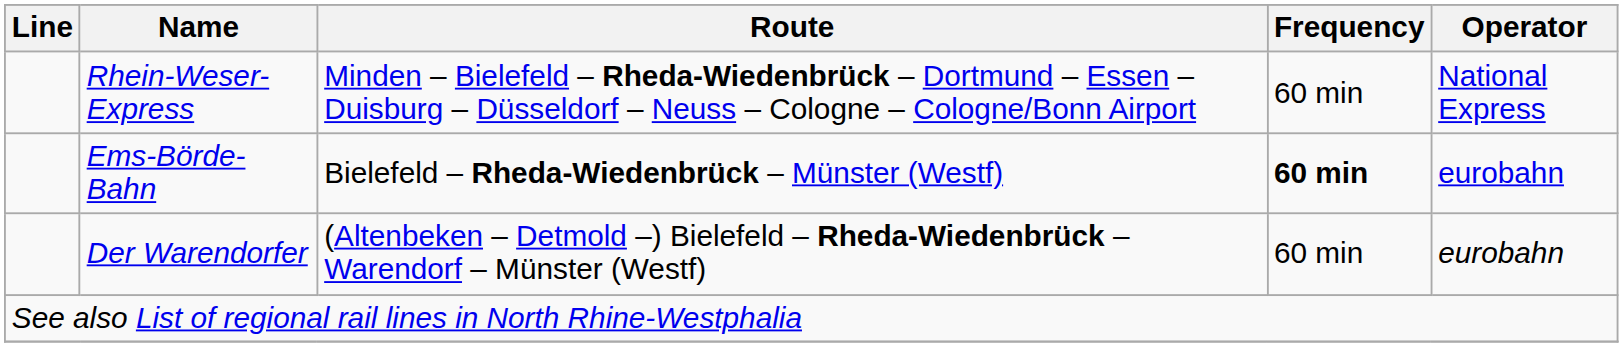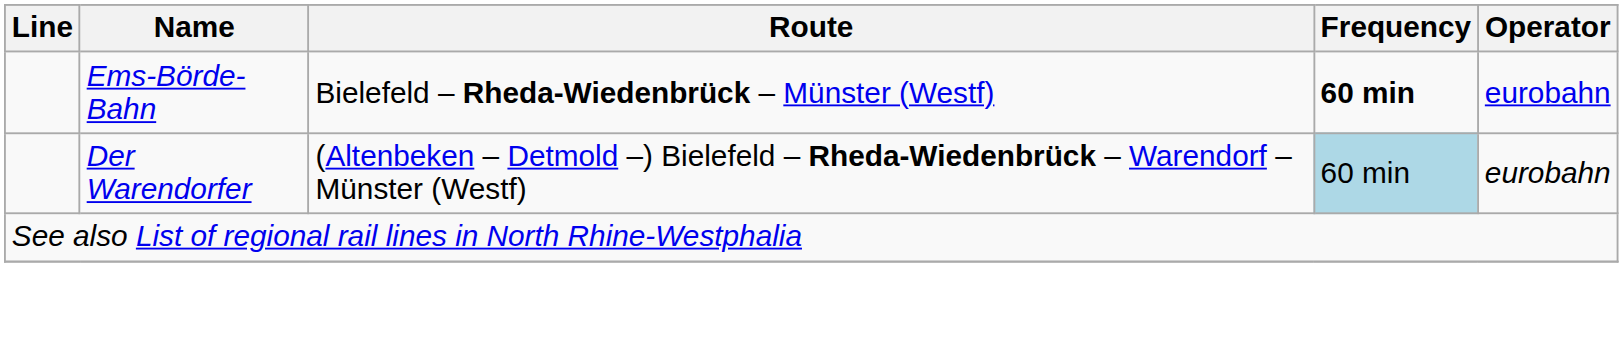- row: (178, 92)
(1319, 253) no background -> (1365, 172) lightblue background
